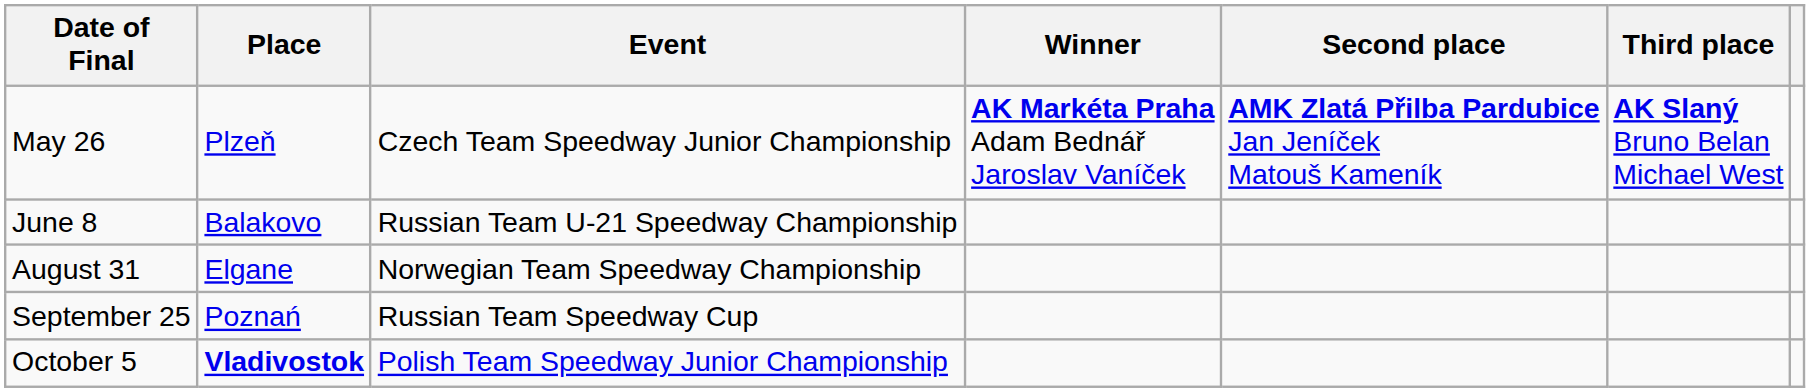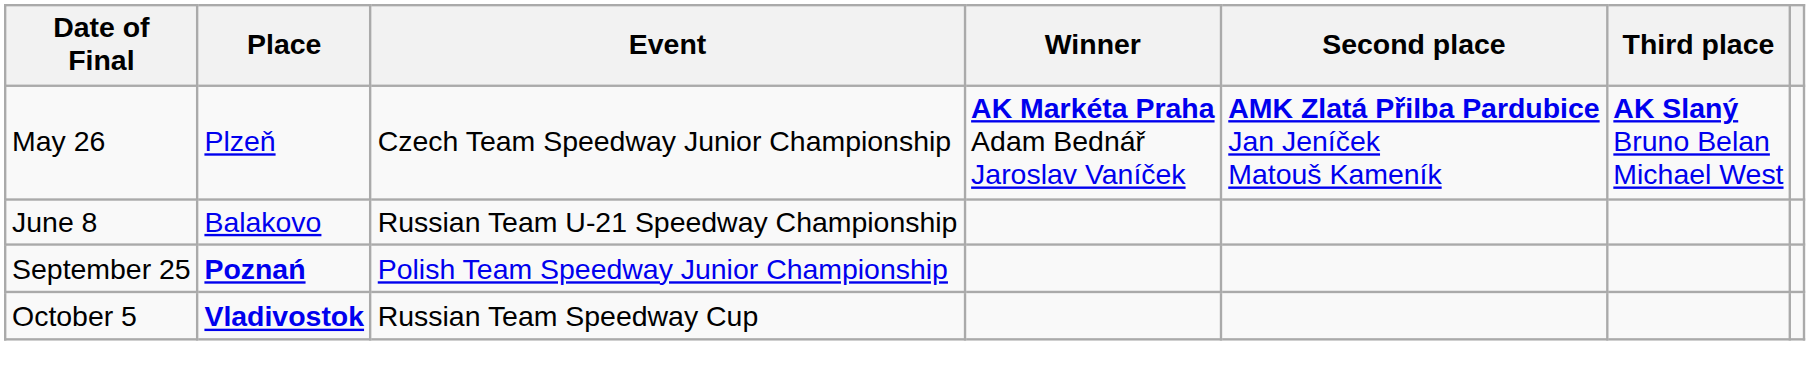- row: (76, 269)
(253, 316) normal -> (255, 269) bold
(568, 316) Russian Team Speedway Cup -> (663, 269) Polish Team Speedway Junior Championship
(663, 363) Polish Team Speedway Junior Championship -> (568, 316) Russian Team Speedway Cup
